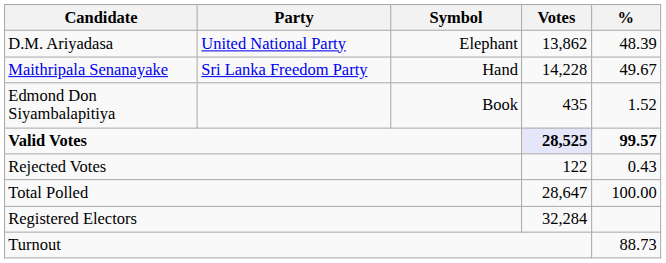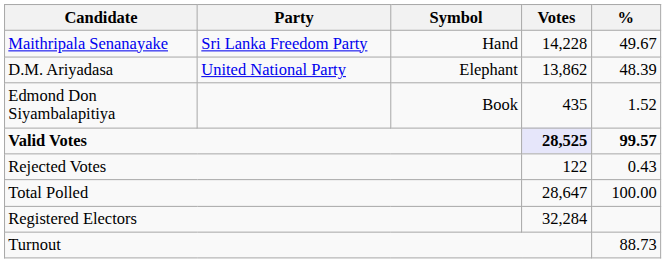rows swapped: (88, 69) <-> (61, 43)
